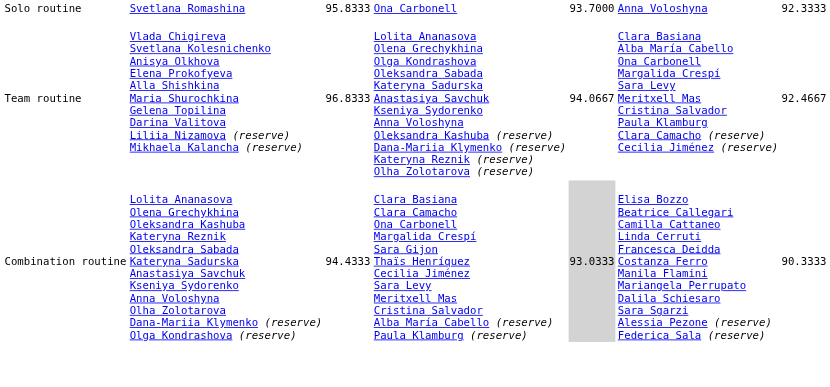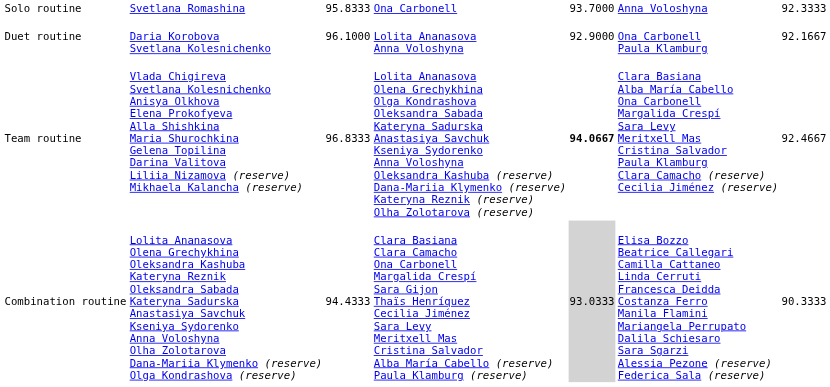+ row: (43, 36)
(592, 98) normal -> (592, 138) bold
